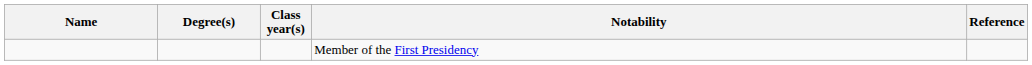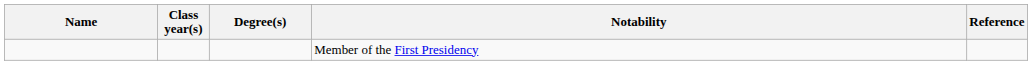columns swapped: (286, 22) <-> (209, 22)
